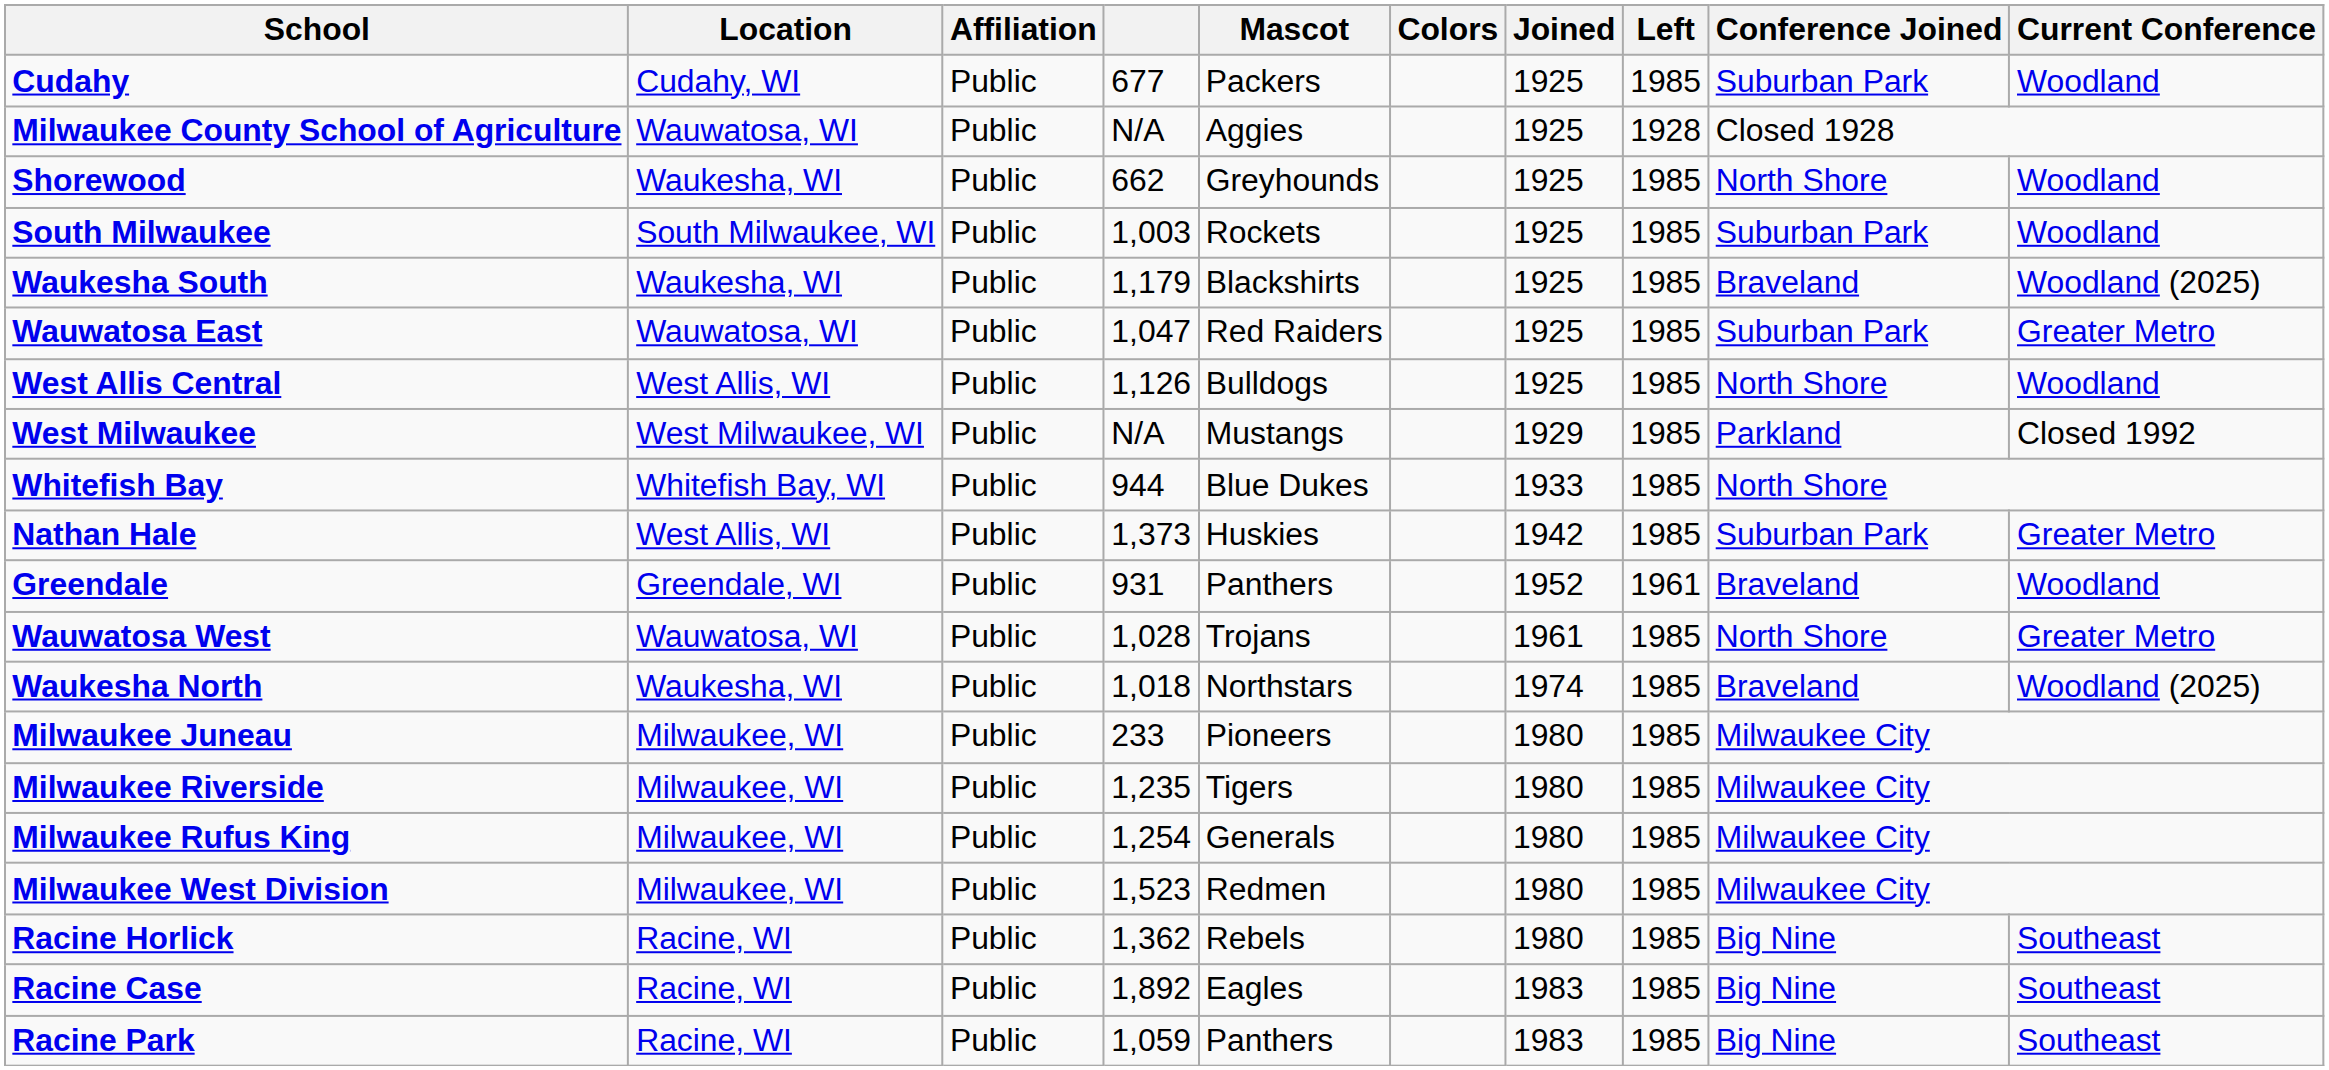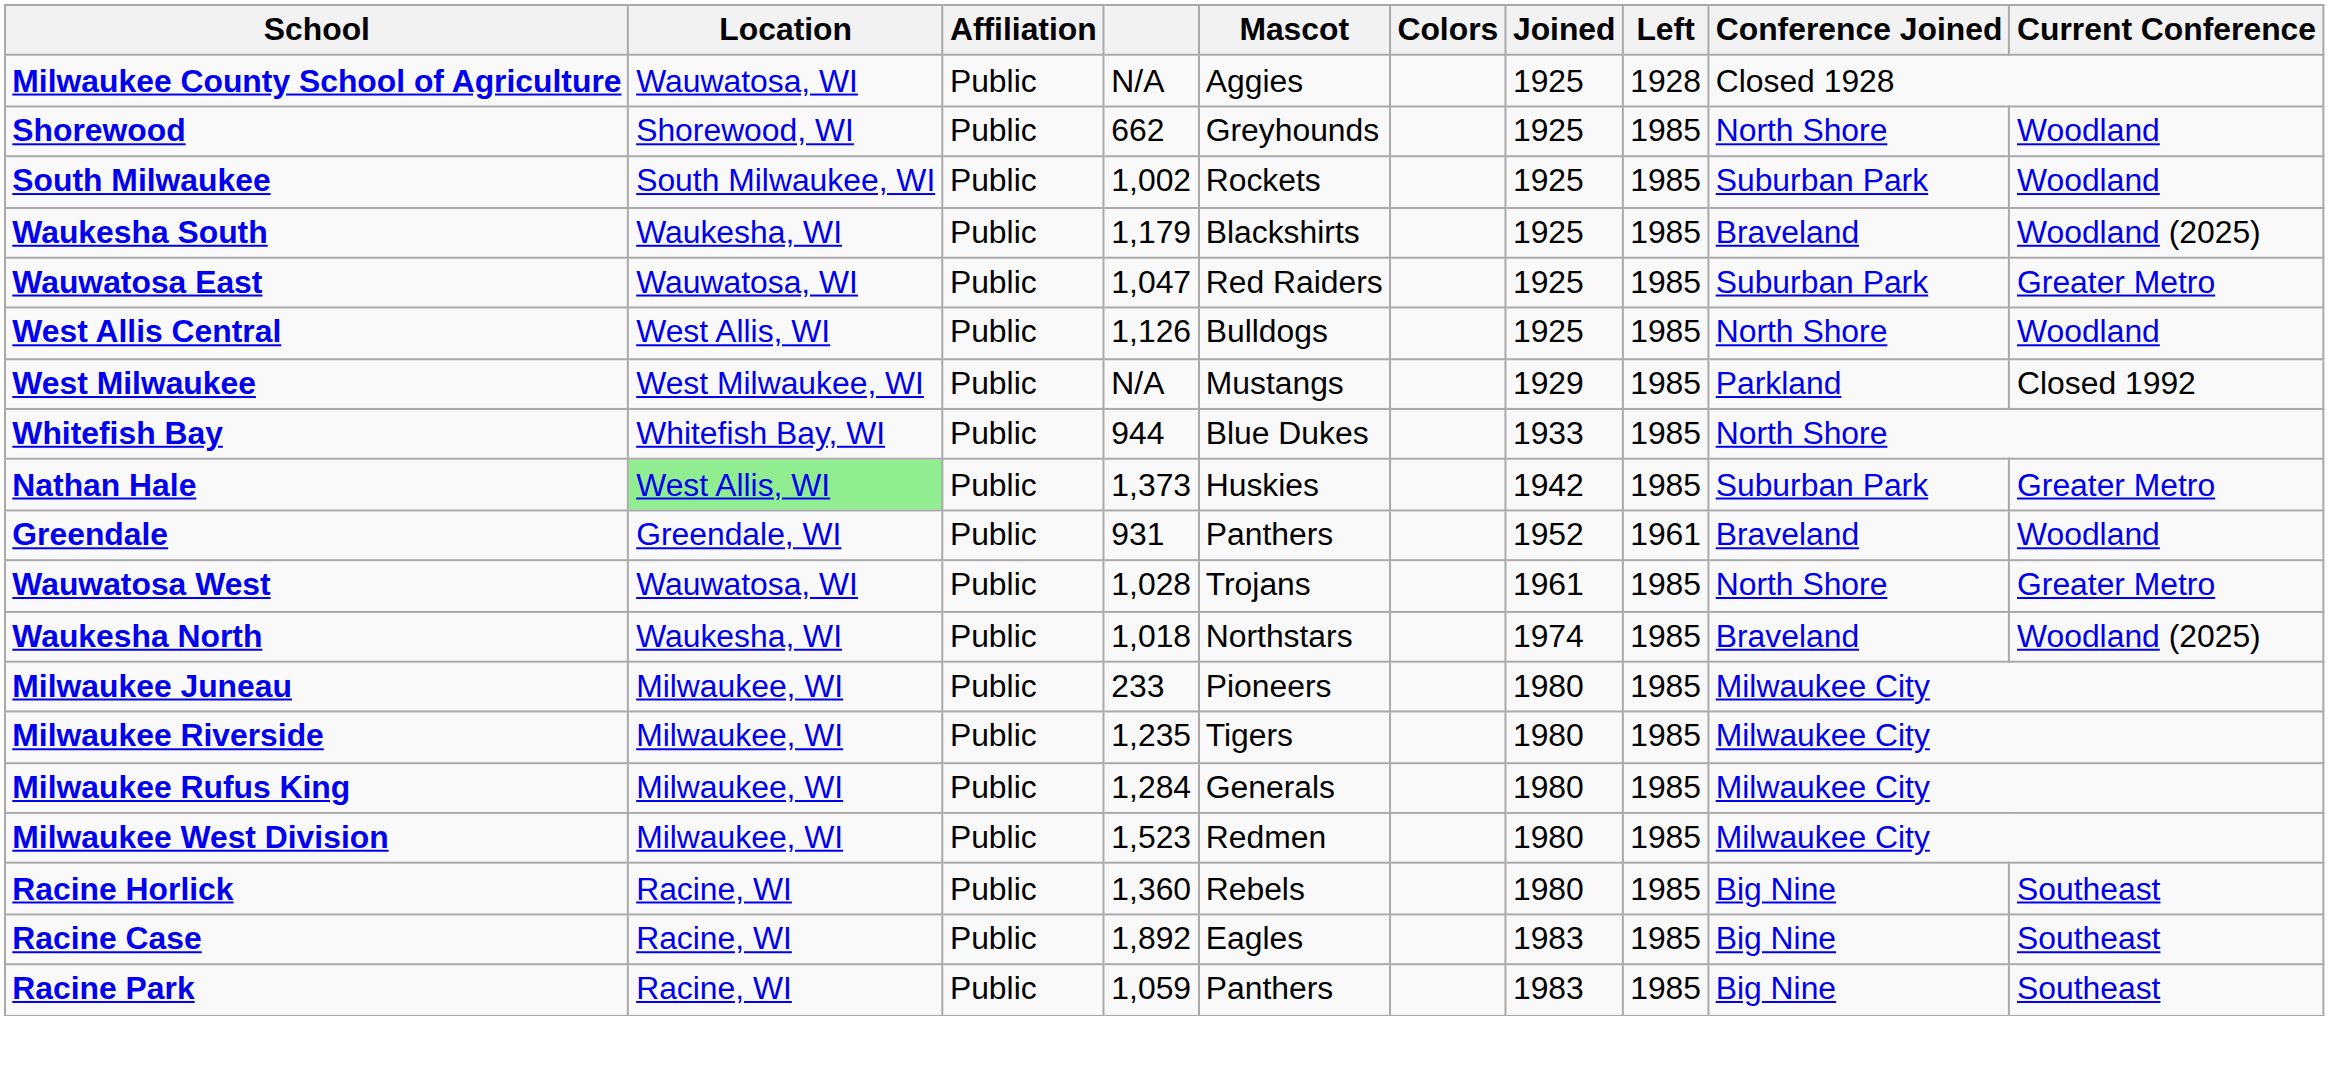- row: (71, 80)
(739, 181) Waukesha, WI -> (745, 130) Shorewood, WI
(1151, 231) 1,003 -> (1151, 181) 1,002
(733, 534) no background -> (733, 484) lightgreen background
(1151, 837) 1,254 -> (1151, 787) 1,284
(1151, 938) 1,362 -> (1151, 888) 1,360
